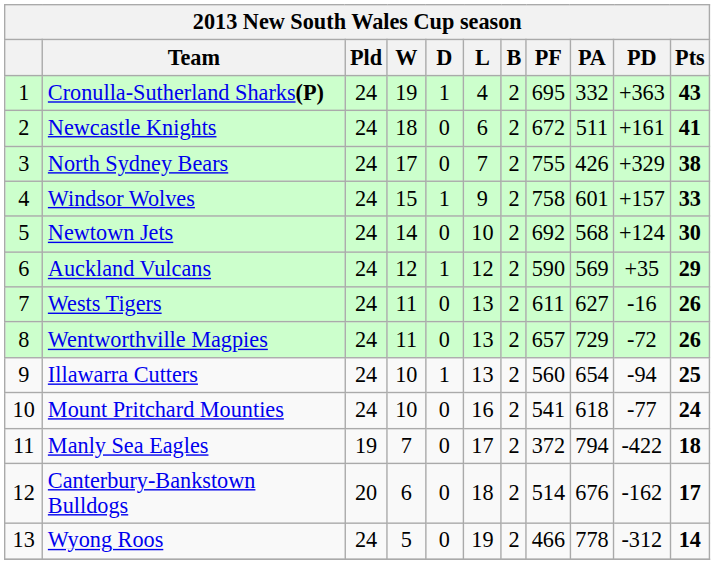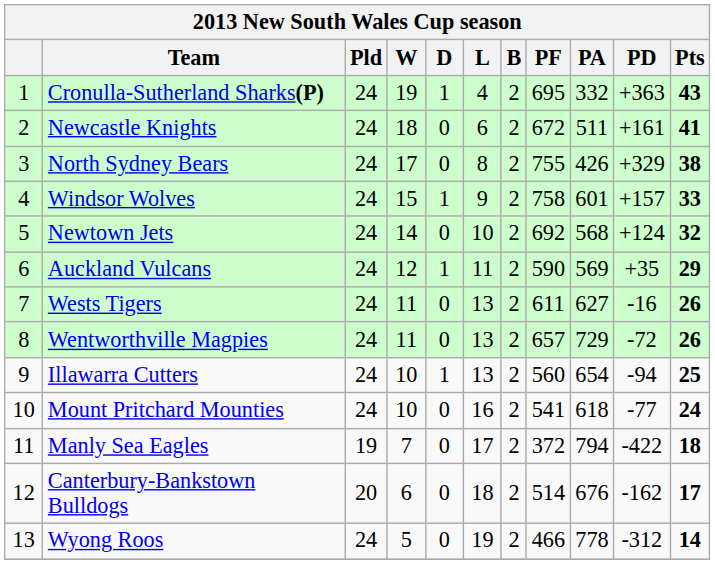(482, 163) 7 -> (482, 163) 8
(690, 233) 30 -> (690, 233) 32
(482, 269) 12 -> (482, 269) 11
